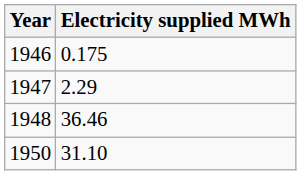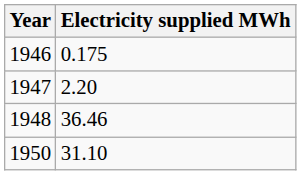(79, 86) 2.29 -> (79, 86) 2.20
